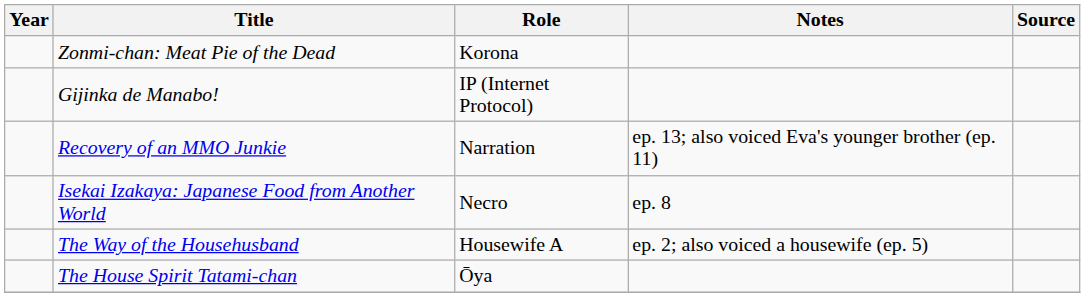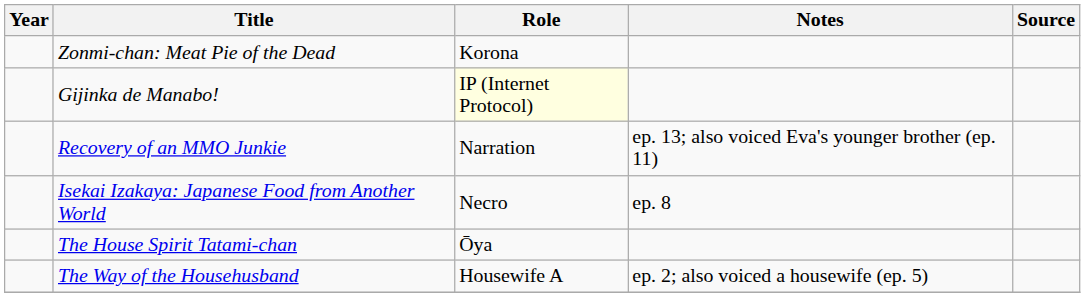(504, 94) no background -> (504, 94) lightyellow background
rows swapped: (178, 275) <-> (178, 244)
